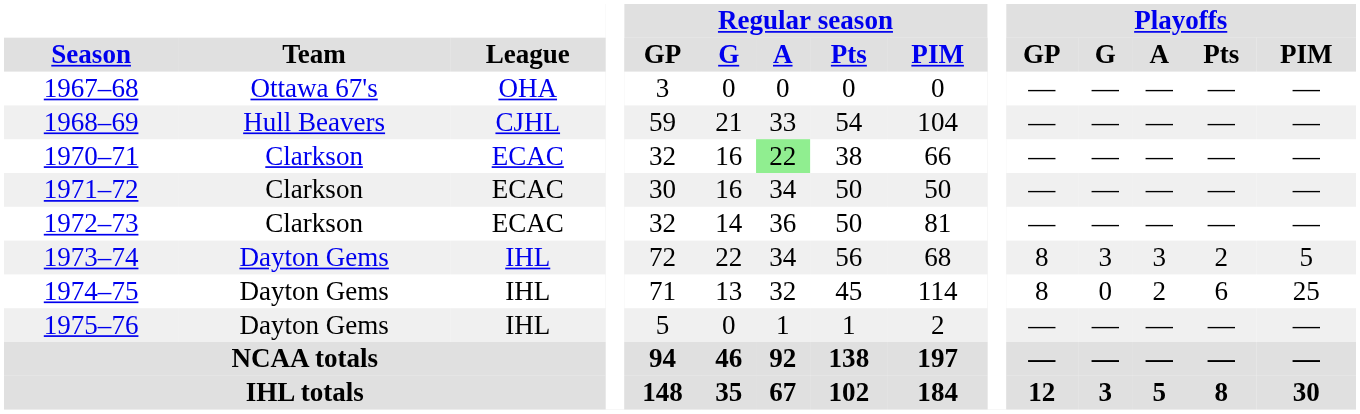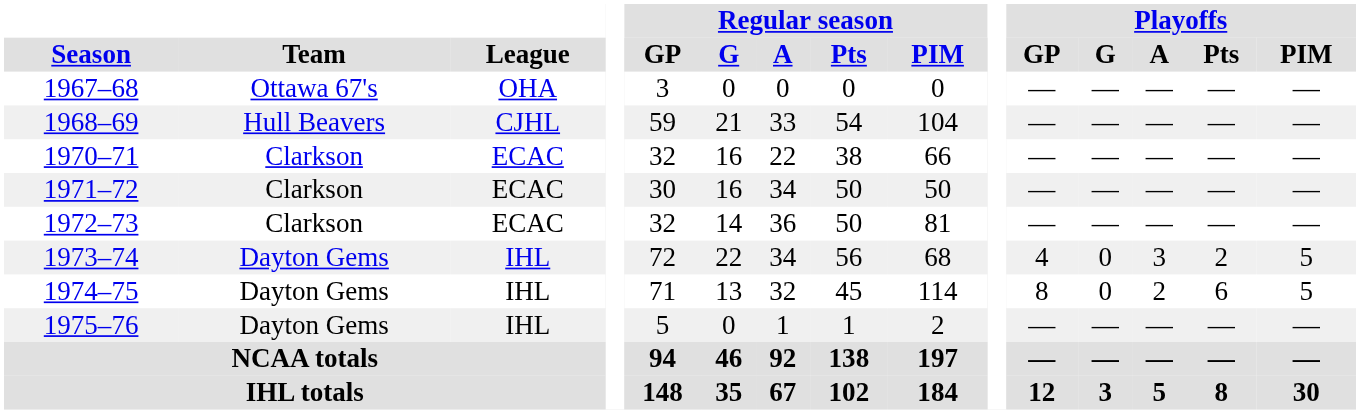(783, 155) lightgreen background -> (783, 155) no background
(1042, 257) 8 -> (1042, 257) 4
(1105, 257) 3 -> (1105, 257) 0
(1306, 290) 25 -> (1306, 290) 5
